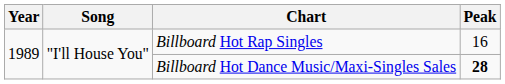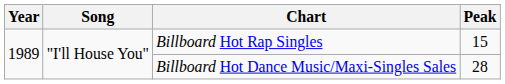(480, 41) 16 -> (480, 41) 15
(480, 66) bold -> (480, 66) normal
